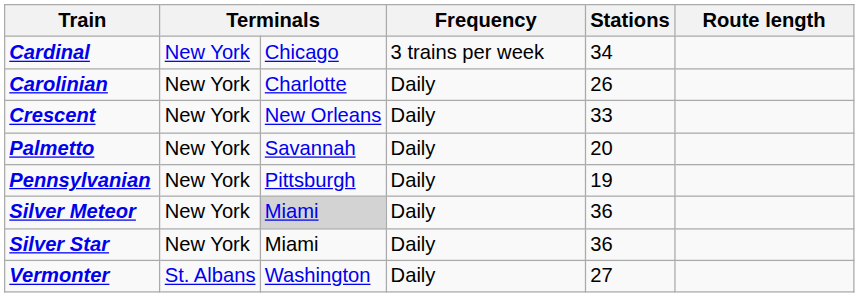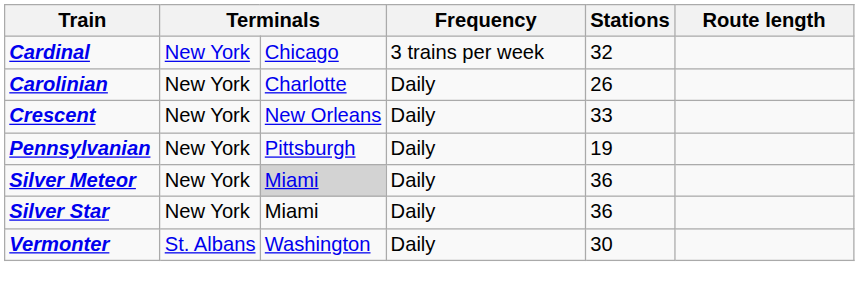(601, 52) 34 -> (601, 52) 32
- row: (52, 148)
(601, 276) 27 -> (601, 244) 30
